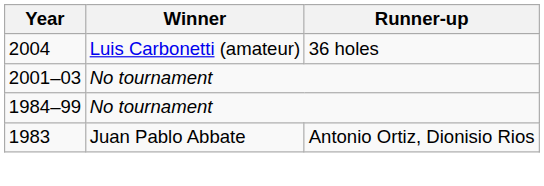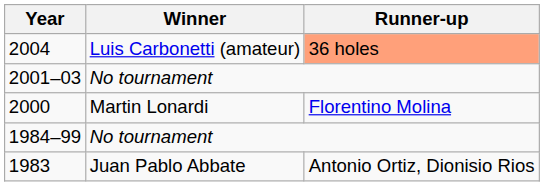(344, 48) no background -> (344, 48) lightsalmon background
+ row: (30, 107)
